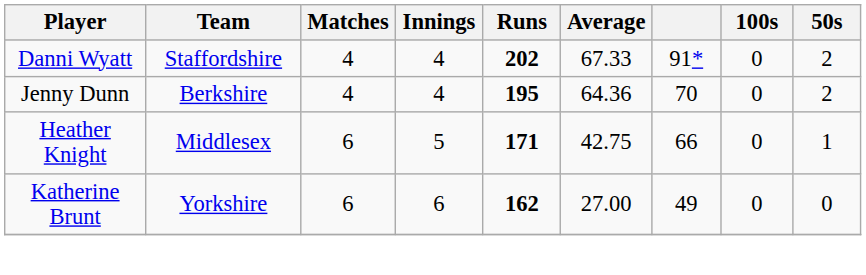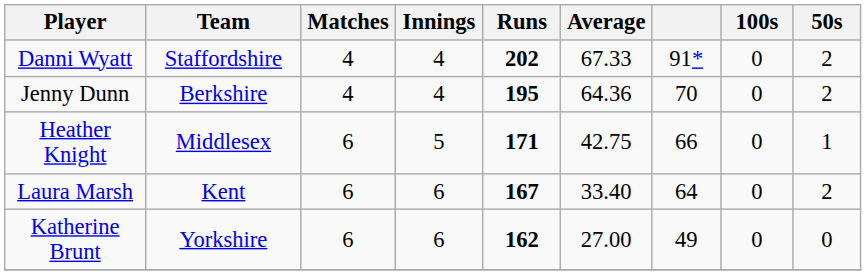+ row: (75, 190)
